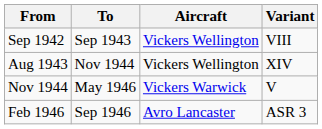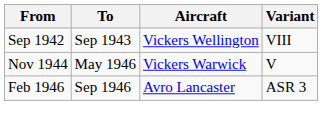- row: (38, 64)
